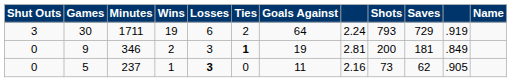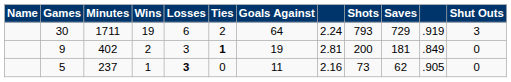columns swapped: (488, 13) <-> (34, 13)
(131, 49) 346 -> (108, 49) 402
